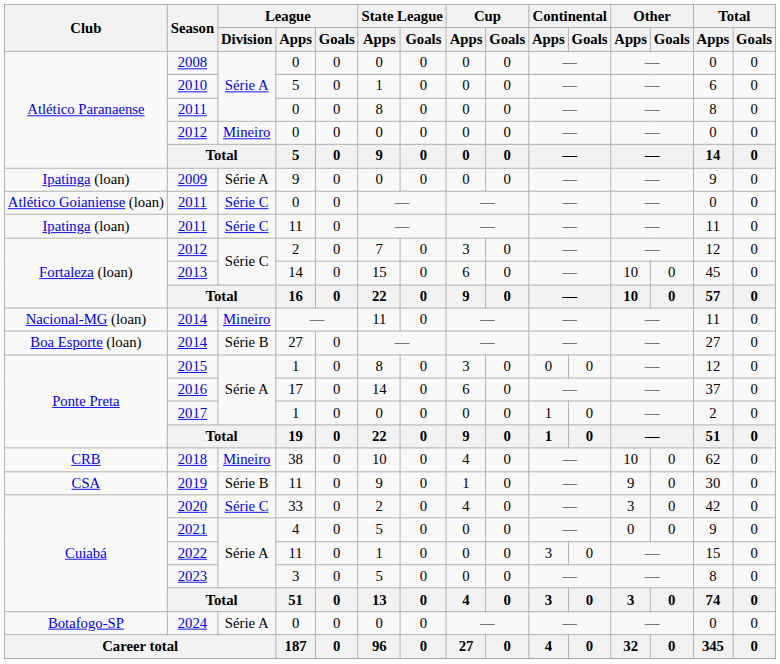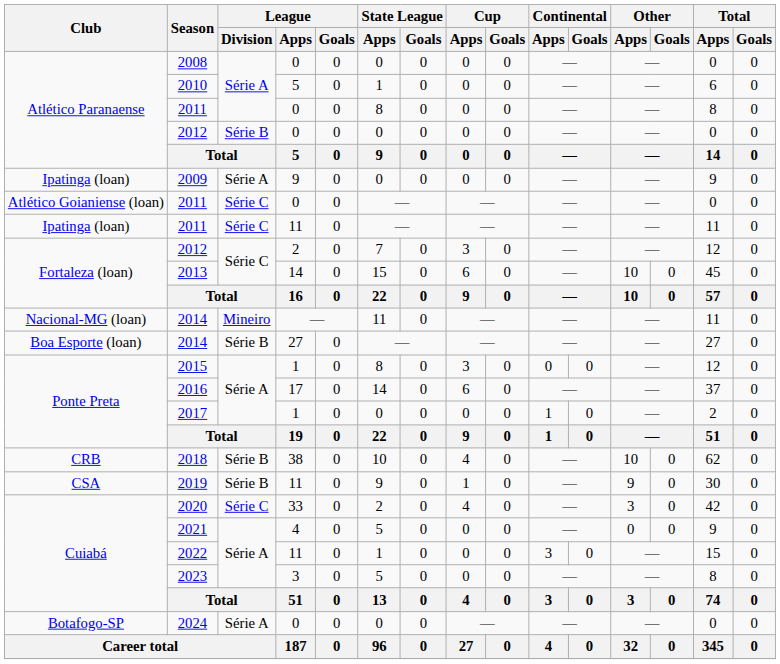(247, 132) Mineiro -> (247, 132) Série B
(247, 459) Mineiro -> (247, 459) Série B
